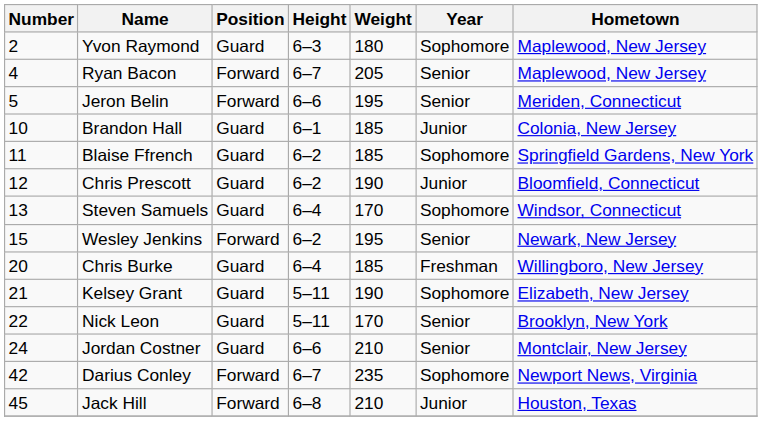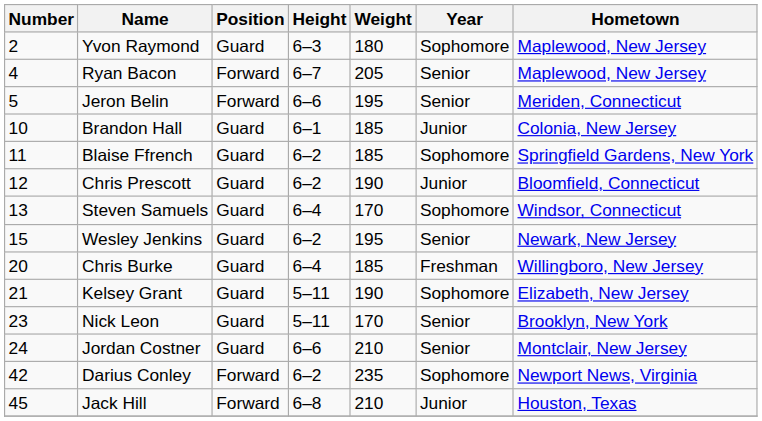(248, 238) Forward -> (240, 238) Guard
(18, 320) 22 -> (18, 320) 23
(307, 375) 6–7 -> (307, 375) 6–2
